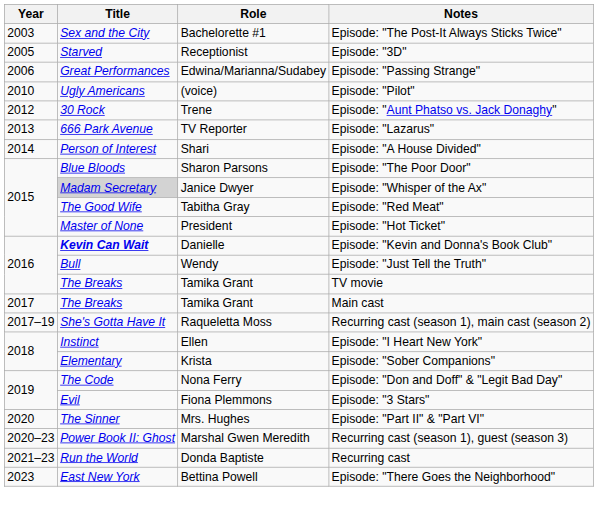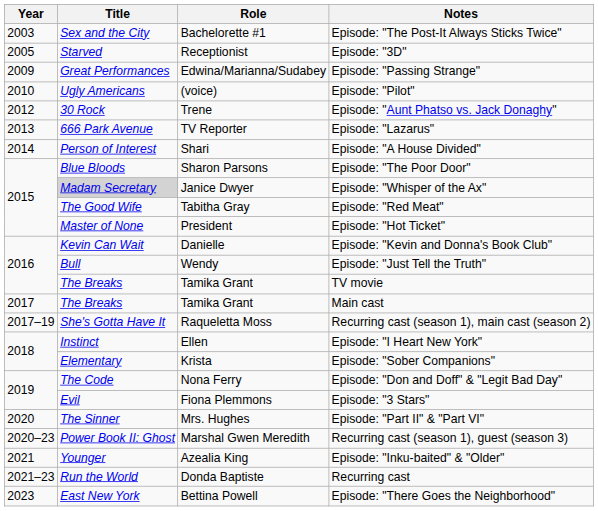(21, 71) 2006 -> (21, 71) 2009
(104, 245) bold -> (102, 245) normal
+ row: (418, 457)
